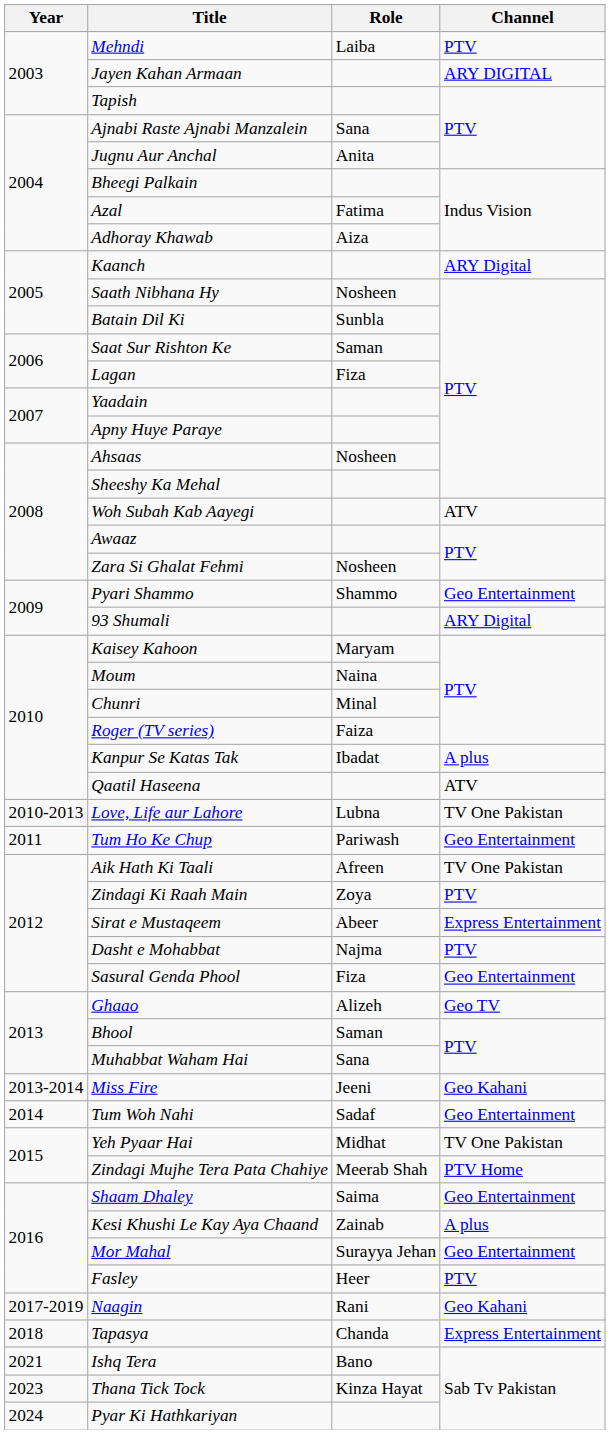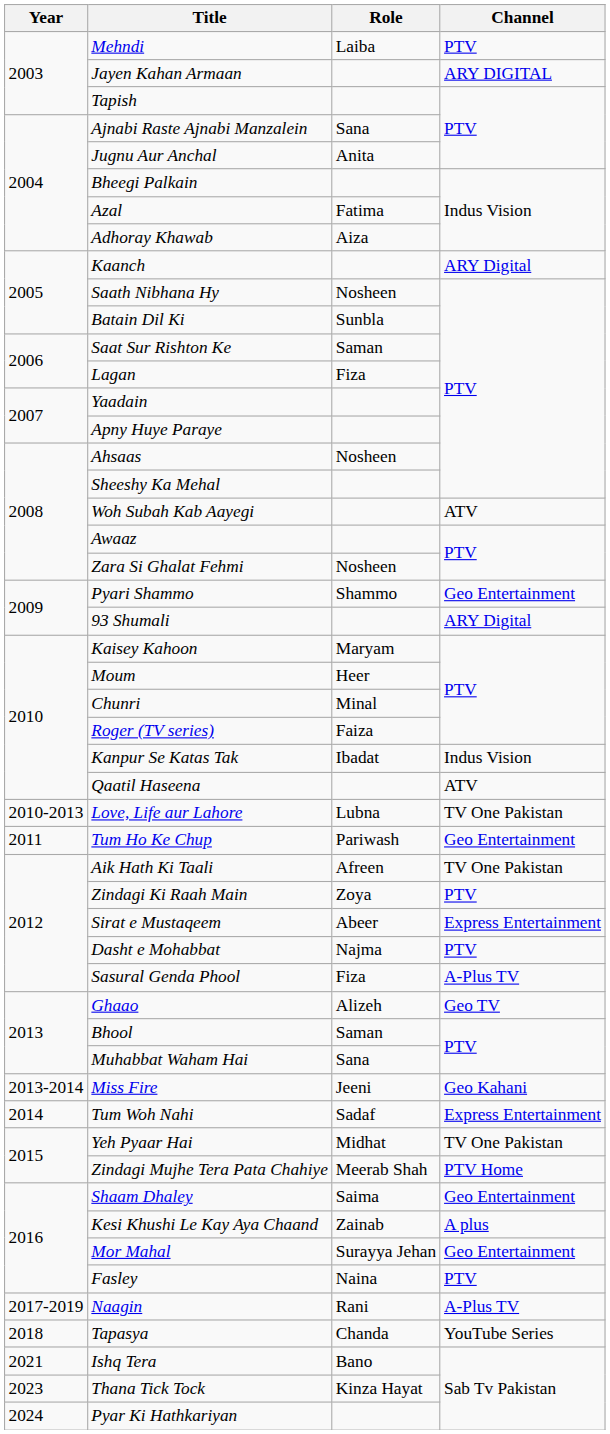(356, 675) Naina -> (353, 675) Heer
(466, 758) A plus -> (488, 758) Indus Vision
(510, 977) Geo Entertainment -> (482, 977) A-Plus TV
(510, 1114) Geo Entertainment -> (523, 1114) Express Entertainment
(353, 1278) Heer -> (356, 1278) Naina
(486, 1306) Geo Kahani -> (482, 1306) A-Plus TV
(523, 1333) Express Entertainment -> (499, 1333) YouTube Series
